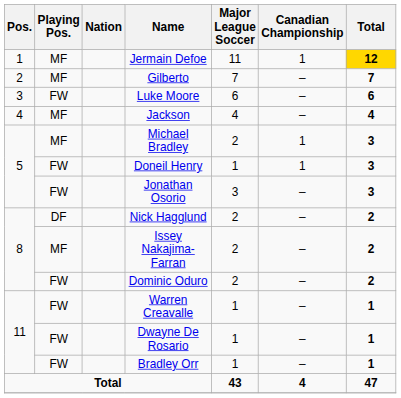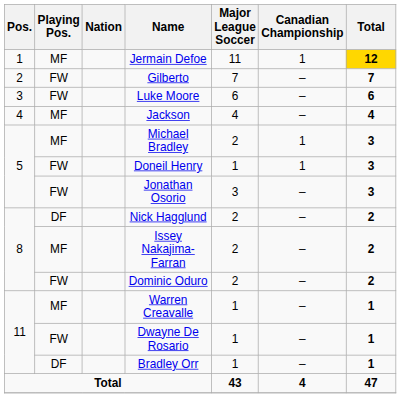(59, 78) MF -> (59, 78) FW
(59, 307) FW -> (59, 307) MF
(59, 364) FW -> (59, 364) DF
